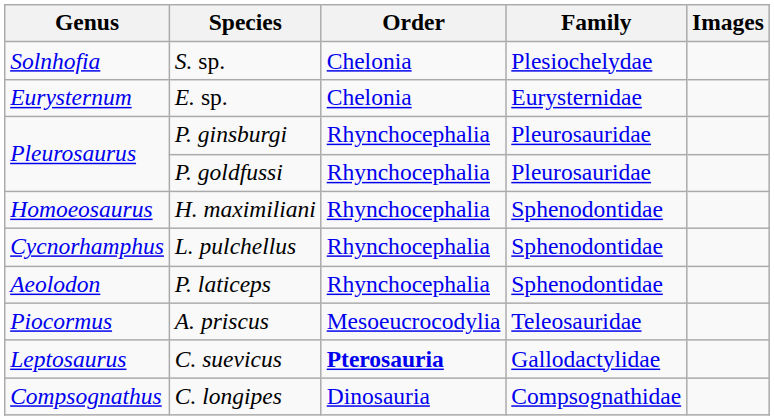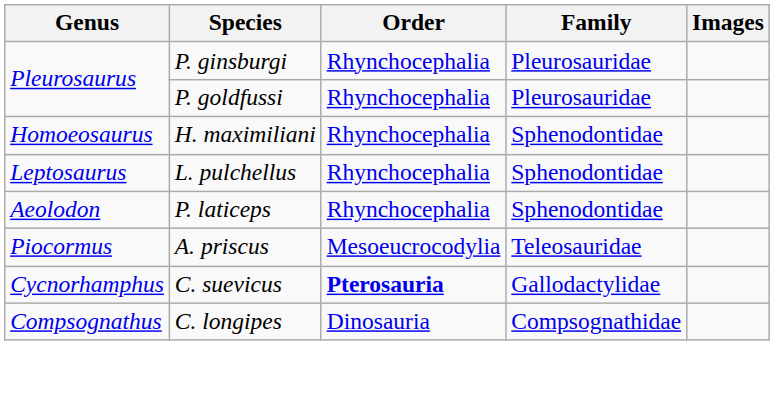- row: (200, 60)
- row: (201, 97)
(87, 246) Cycnorhamphus -> (68, 172) Leptosaurus
(68, 358) Leptosaurus -> (87, 284) Cycnorhamphus
